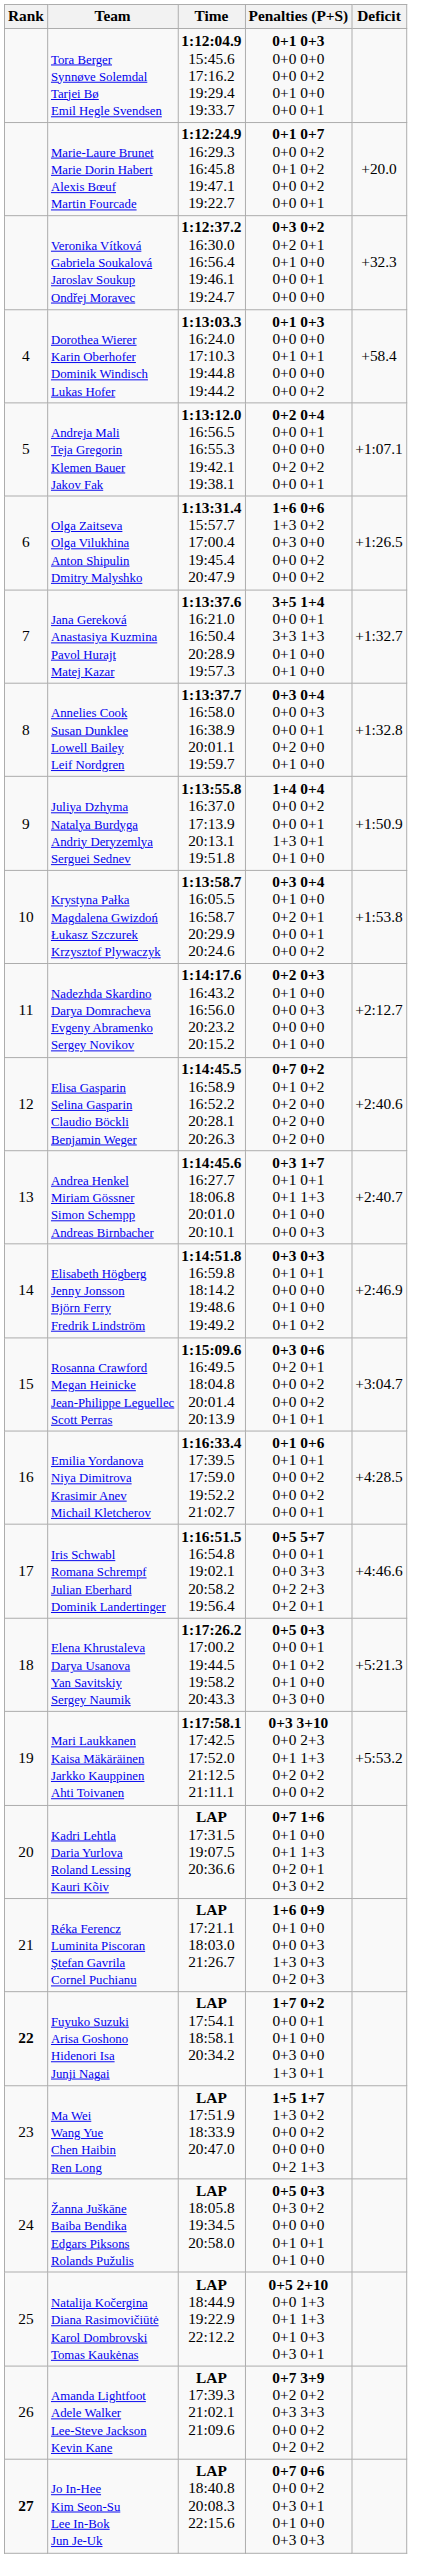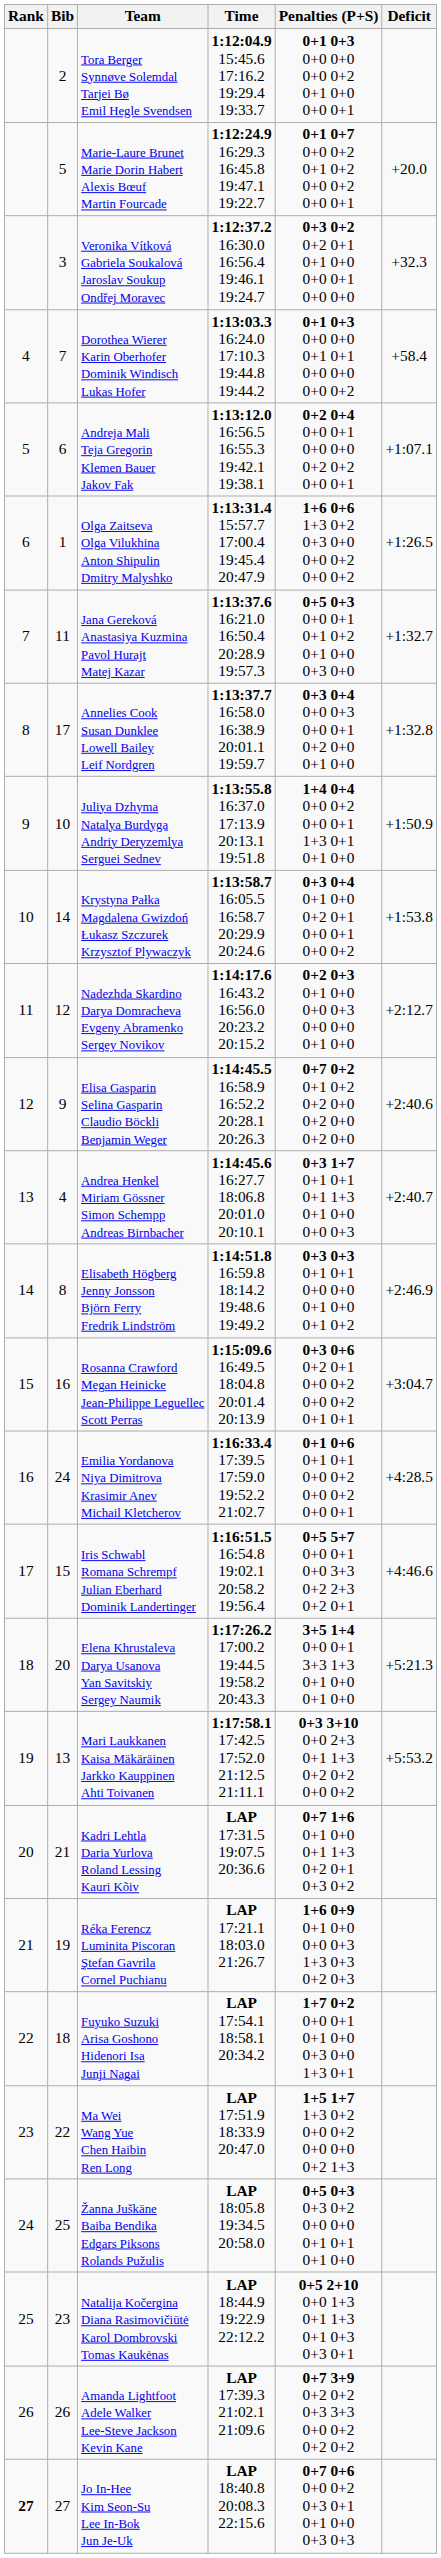+ column: (62, 16)
(298, 636) 3+5 1+4 0+0 0+1 3+3 1+3 0+1 0+0 0+1 0+0 -> (329, 636) 0+5 0+3 0+0 0+1 0+1 0+2 0+1 0+0 0+3 0+0
(298, 1664) 0+5 0+3 0+0 0+1 0+1 0+2 0+1 0+0 0+3 0+0 -> (329, 1664) 3+5 1+4 0+0 0+1 3+3 1+3 0+1 0+0 0+1 0+0
(26, 2038) bold -> (26, 2038) normal
